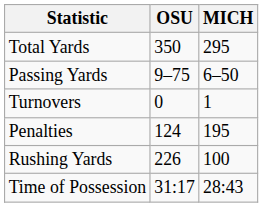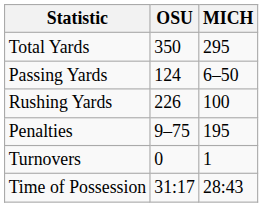(172, 74) 9–75 -> (168, 74) 124
rows swapped: (60, 159) <-> (45, 103)
(168, 131) 124 -> (172, 131) 9–75
